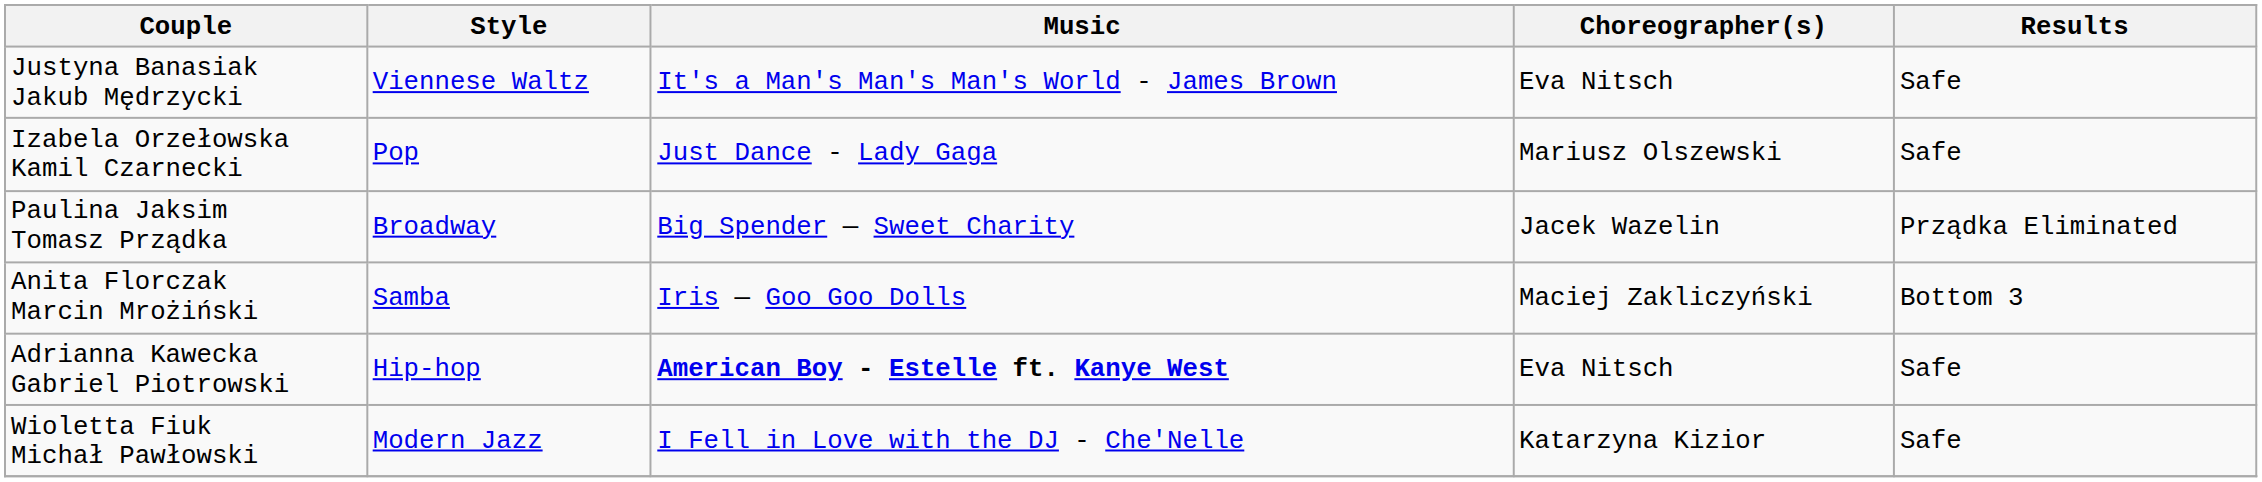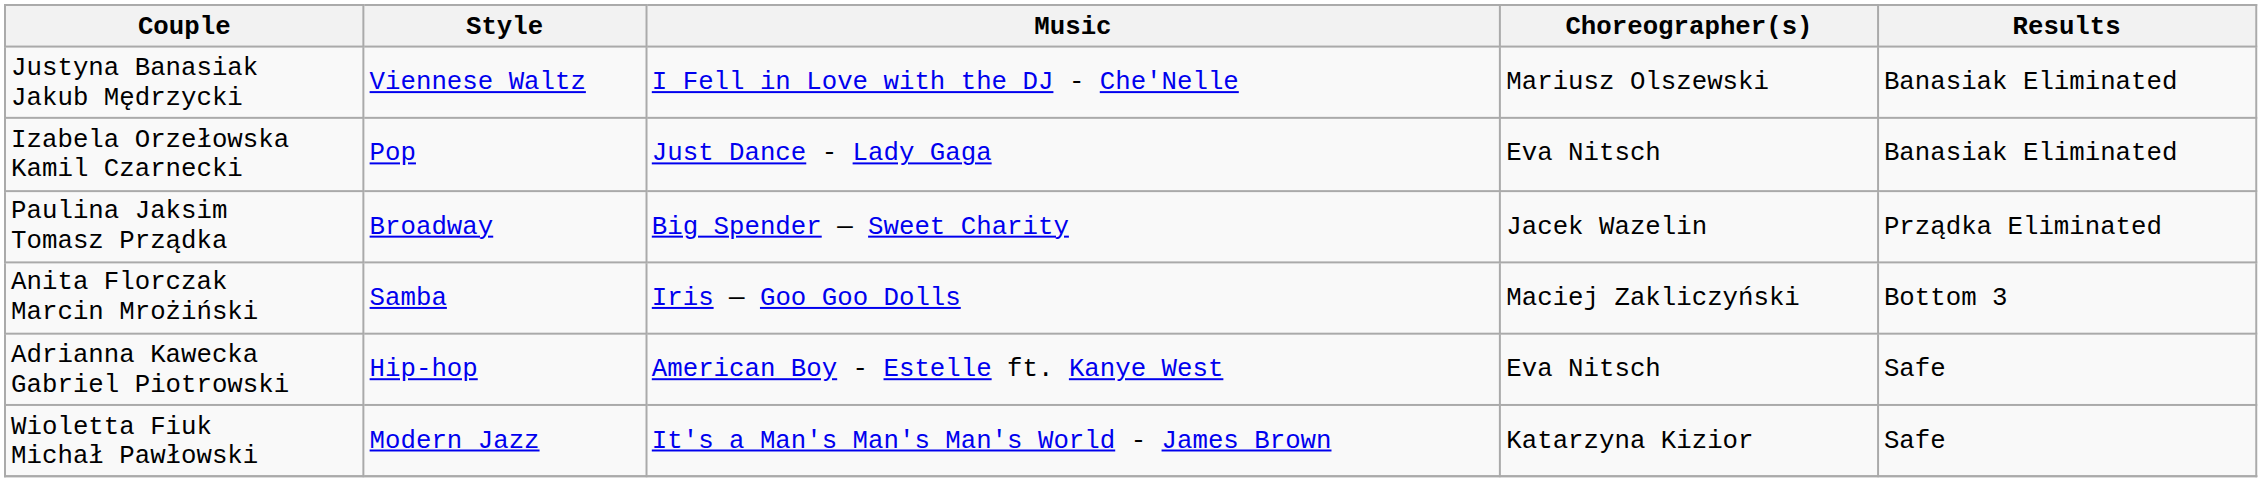(997, 83) It's a Man's Man's Man's World - James Brown -> (945, 83) I Fell in Love with the DJ - Che'Nelle
(1596, 83) Eva Nitsch -> (1638, 83) Mariusz Olszewski
(1931, 83) Safe -> (2031, 83) Banasiak Eliminated
(1650, 154) Mariusz Olszewski -> (1584, 154) Eva Nitsch
(1931, 154) Safe -> (2031, 154) Banasiak Eliminated
(943, 369) bold -> (938, 369) normal
(951, 441) I Fell in Love with the DJ - Che'Nelle -> (992, 441) It's a Man's Man's Man's World - James Brown
